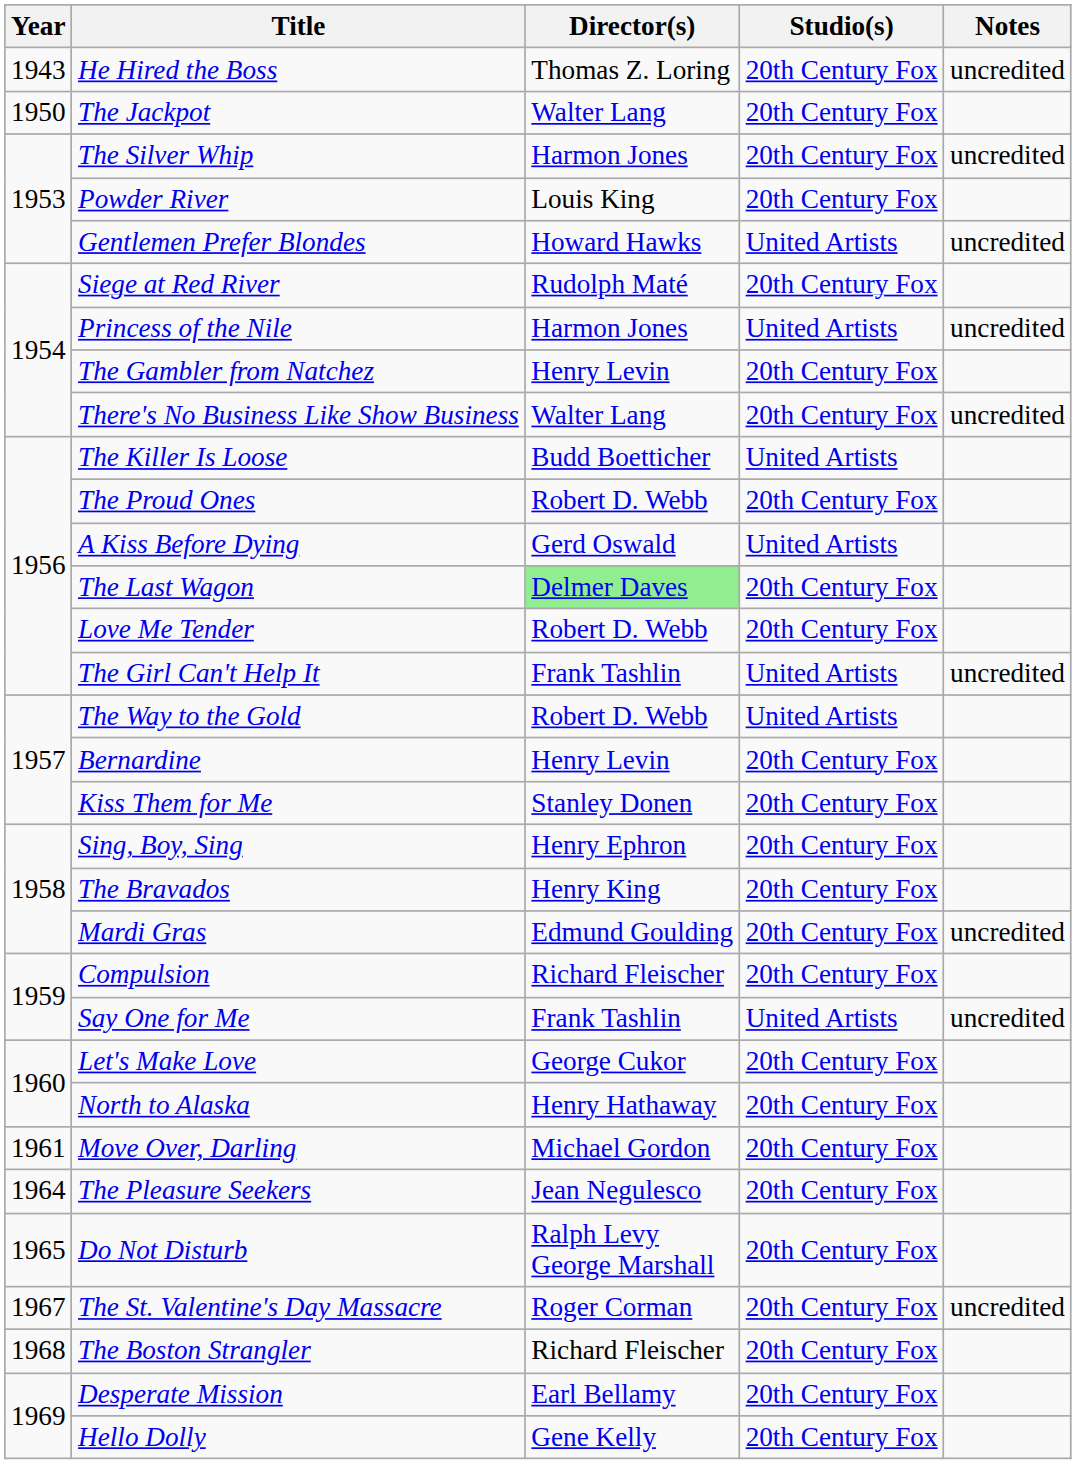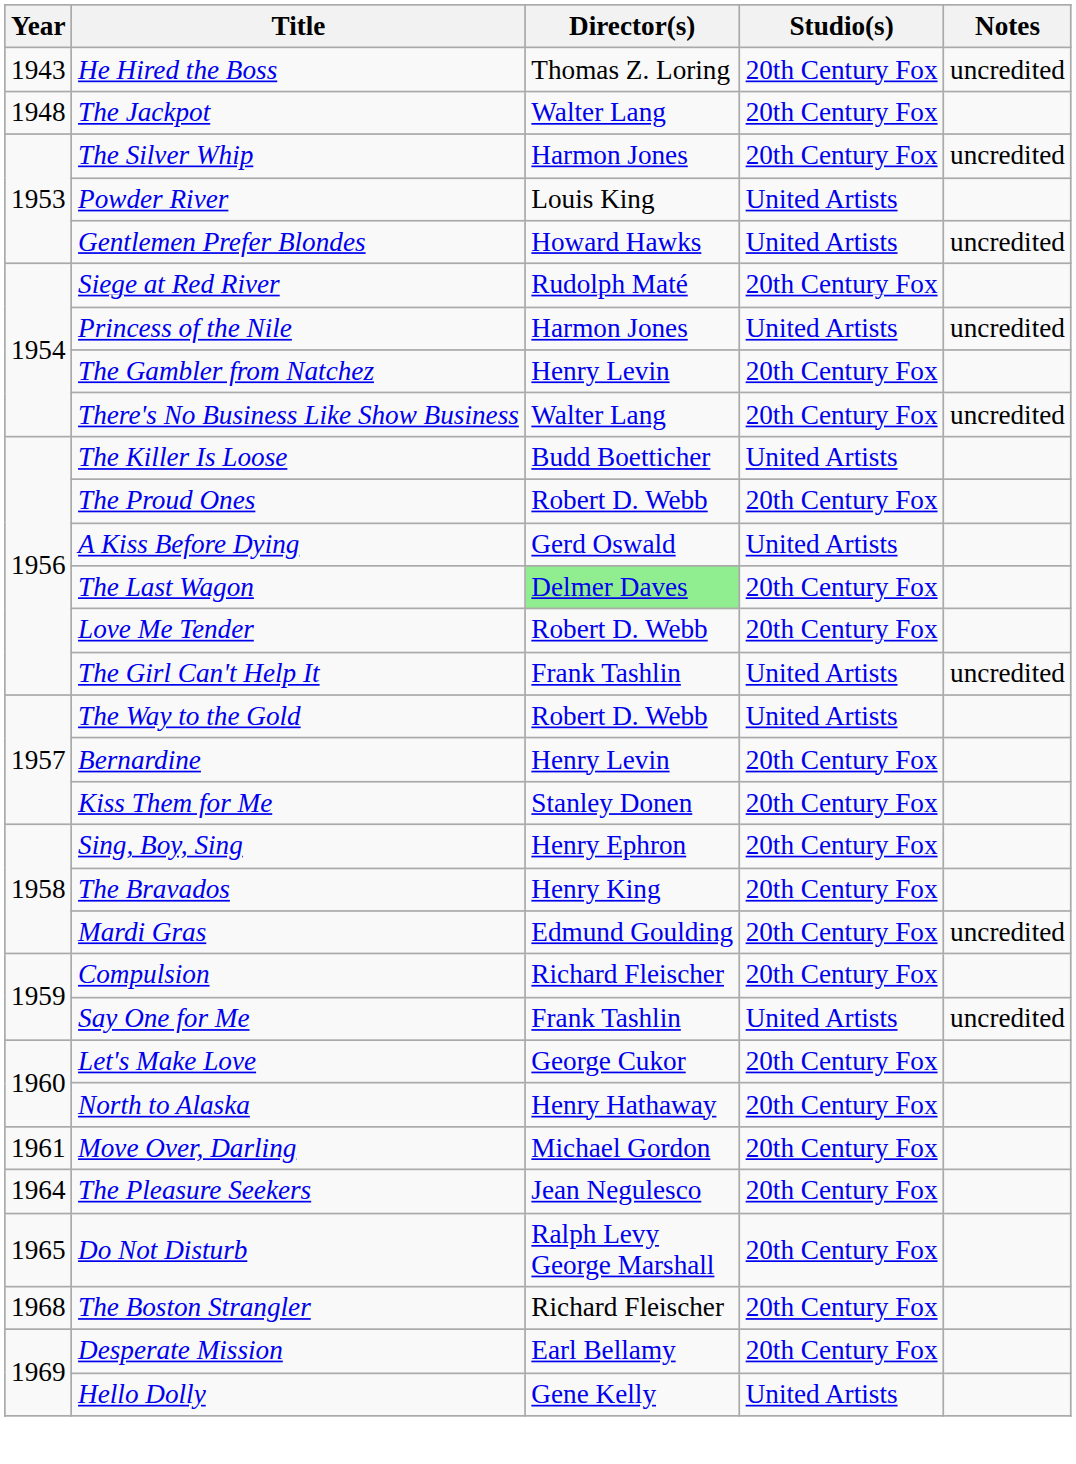(38, 112) 1950 -> (38, 112) 1948
(842, 198) 20th Century Fox -> (822, 198) United Artists
- row: (260, 1307)
(842, 1437) 20th Century Fox -> (822, 1393) United Artists
